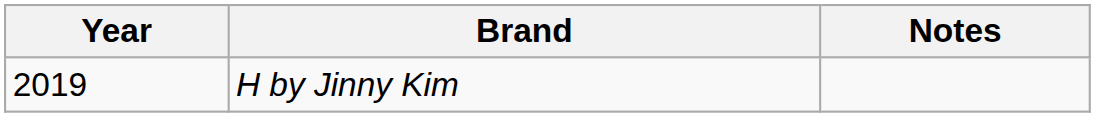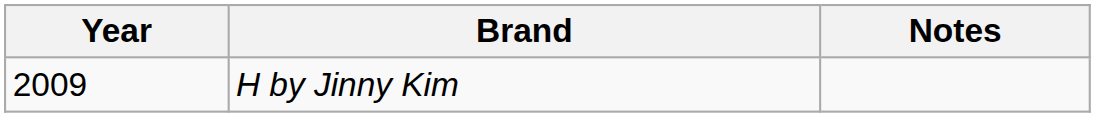(50, 84) 2019 -> (50, 84) 2009
